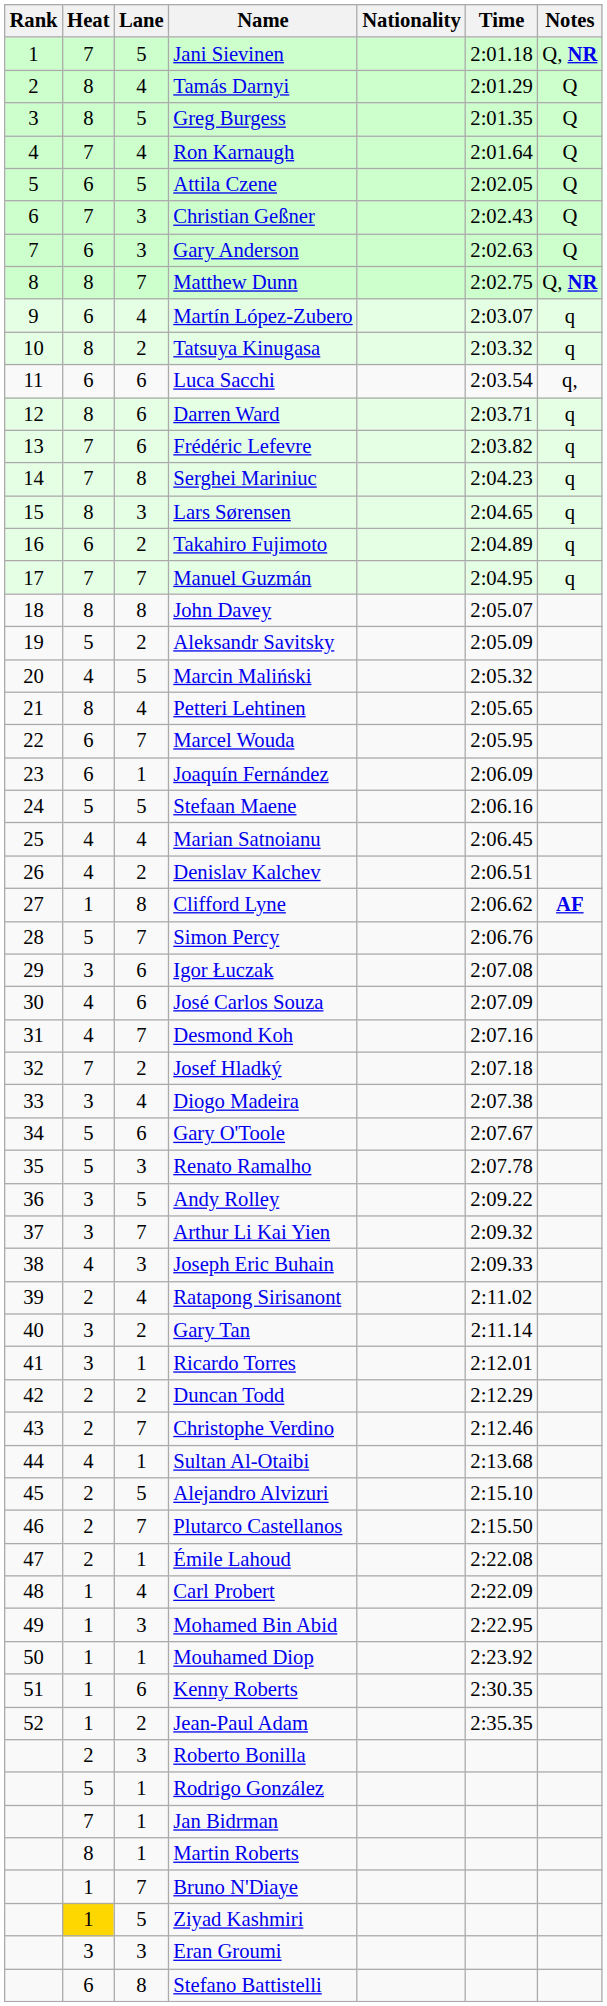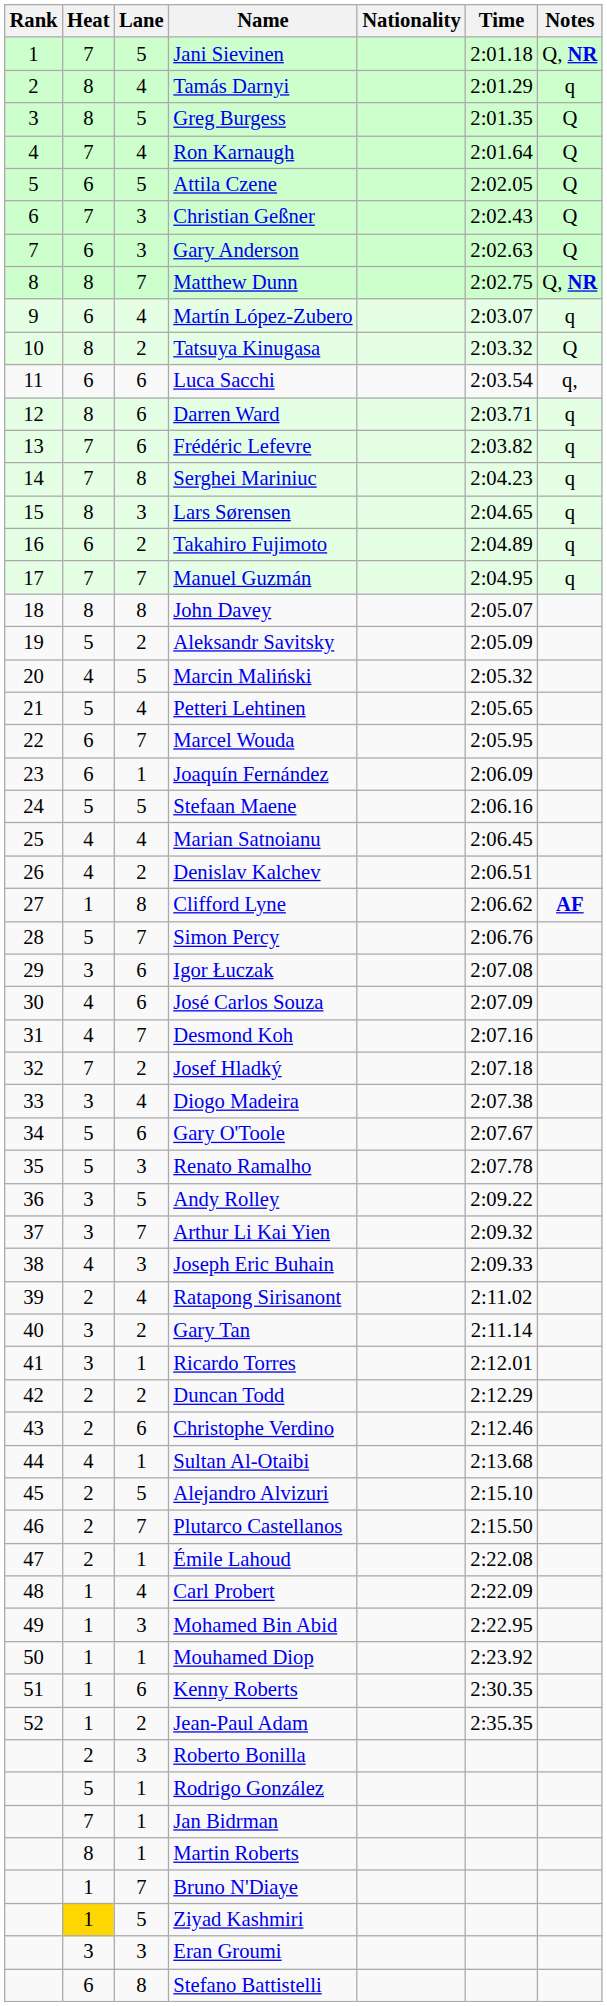(570, 86) Q -> (570, 86) q
(570, 348) q -> (570, 348) Q
(88, 708) 8 -> (88, 708) 5
(141, 1428) 7 -> (141, 1428) 6
